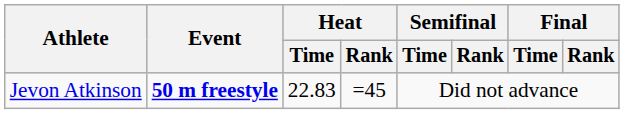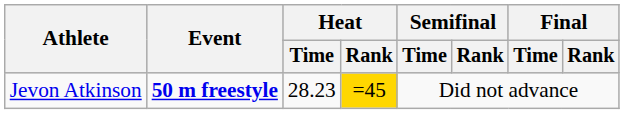(312, 90) 22.83 -> (312, 90) 28.23
(369, 90) no background -> (369, 90) gold background
